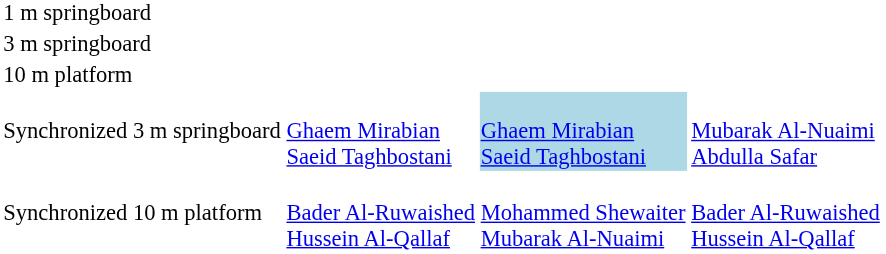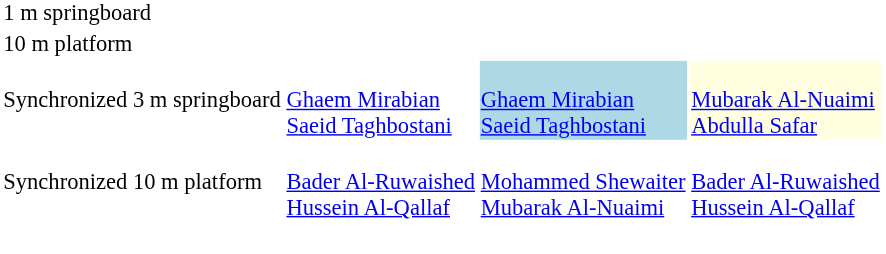- row: (77, 43)
(783, 143) no background -> (783, 112) lightyellow background
